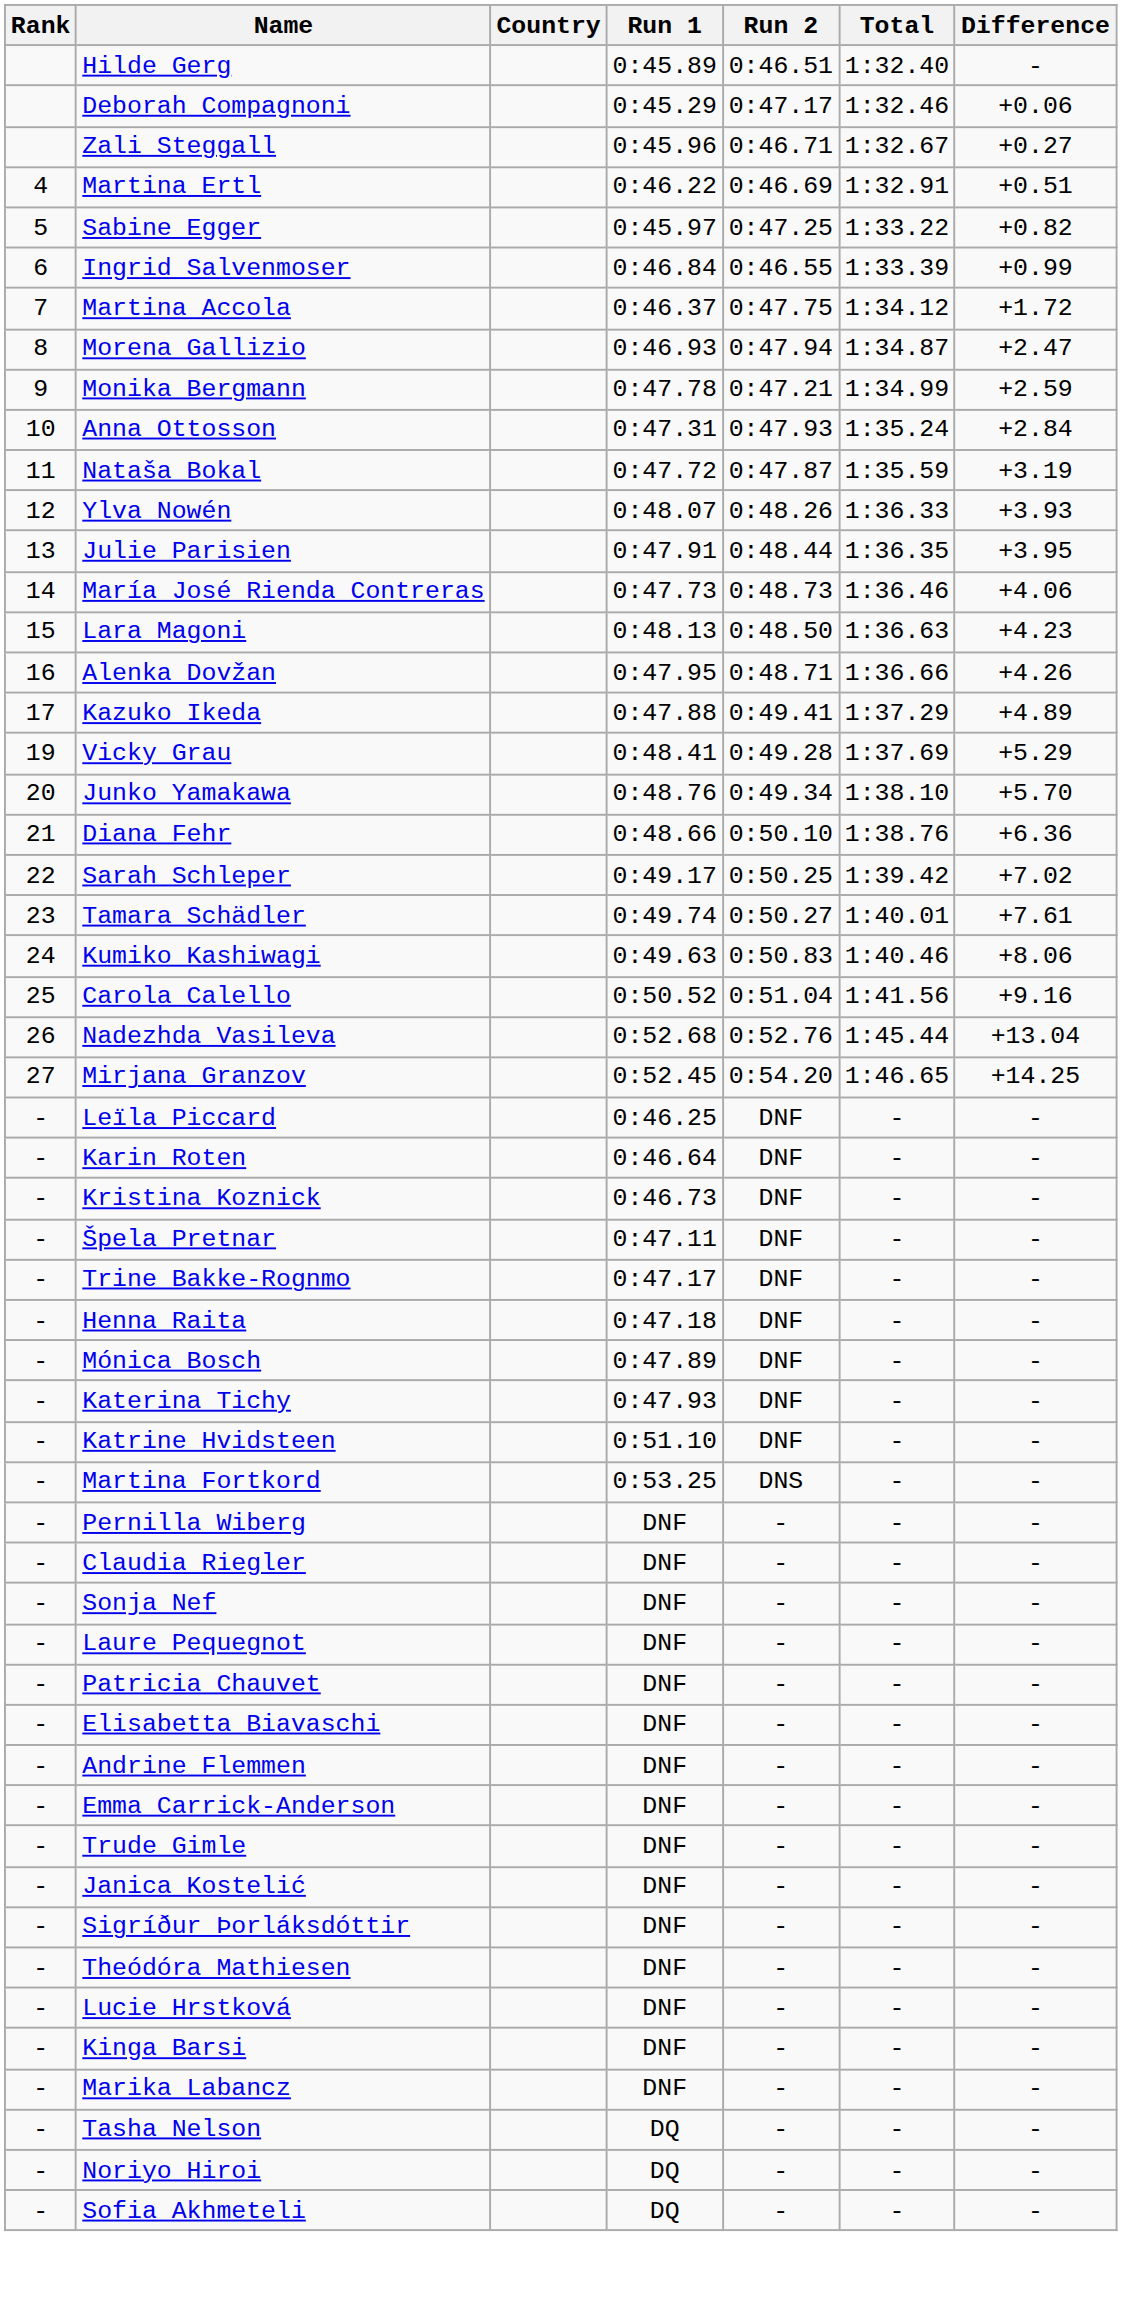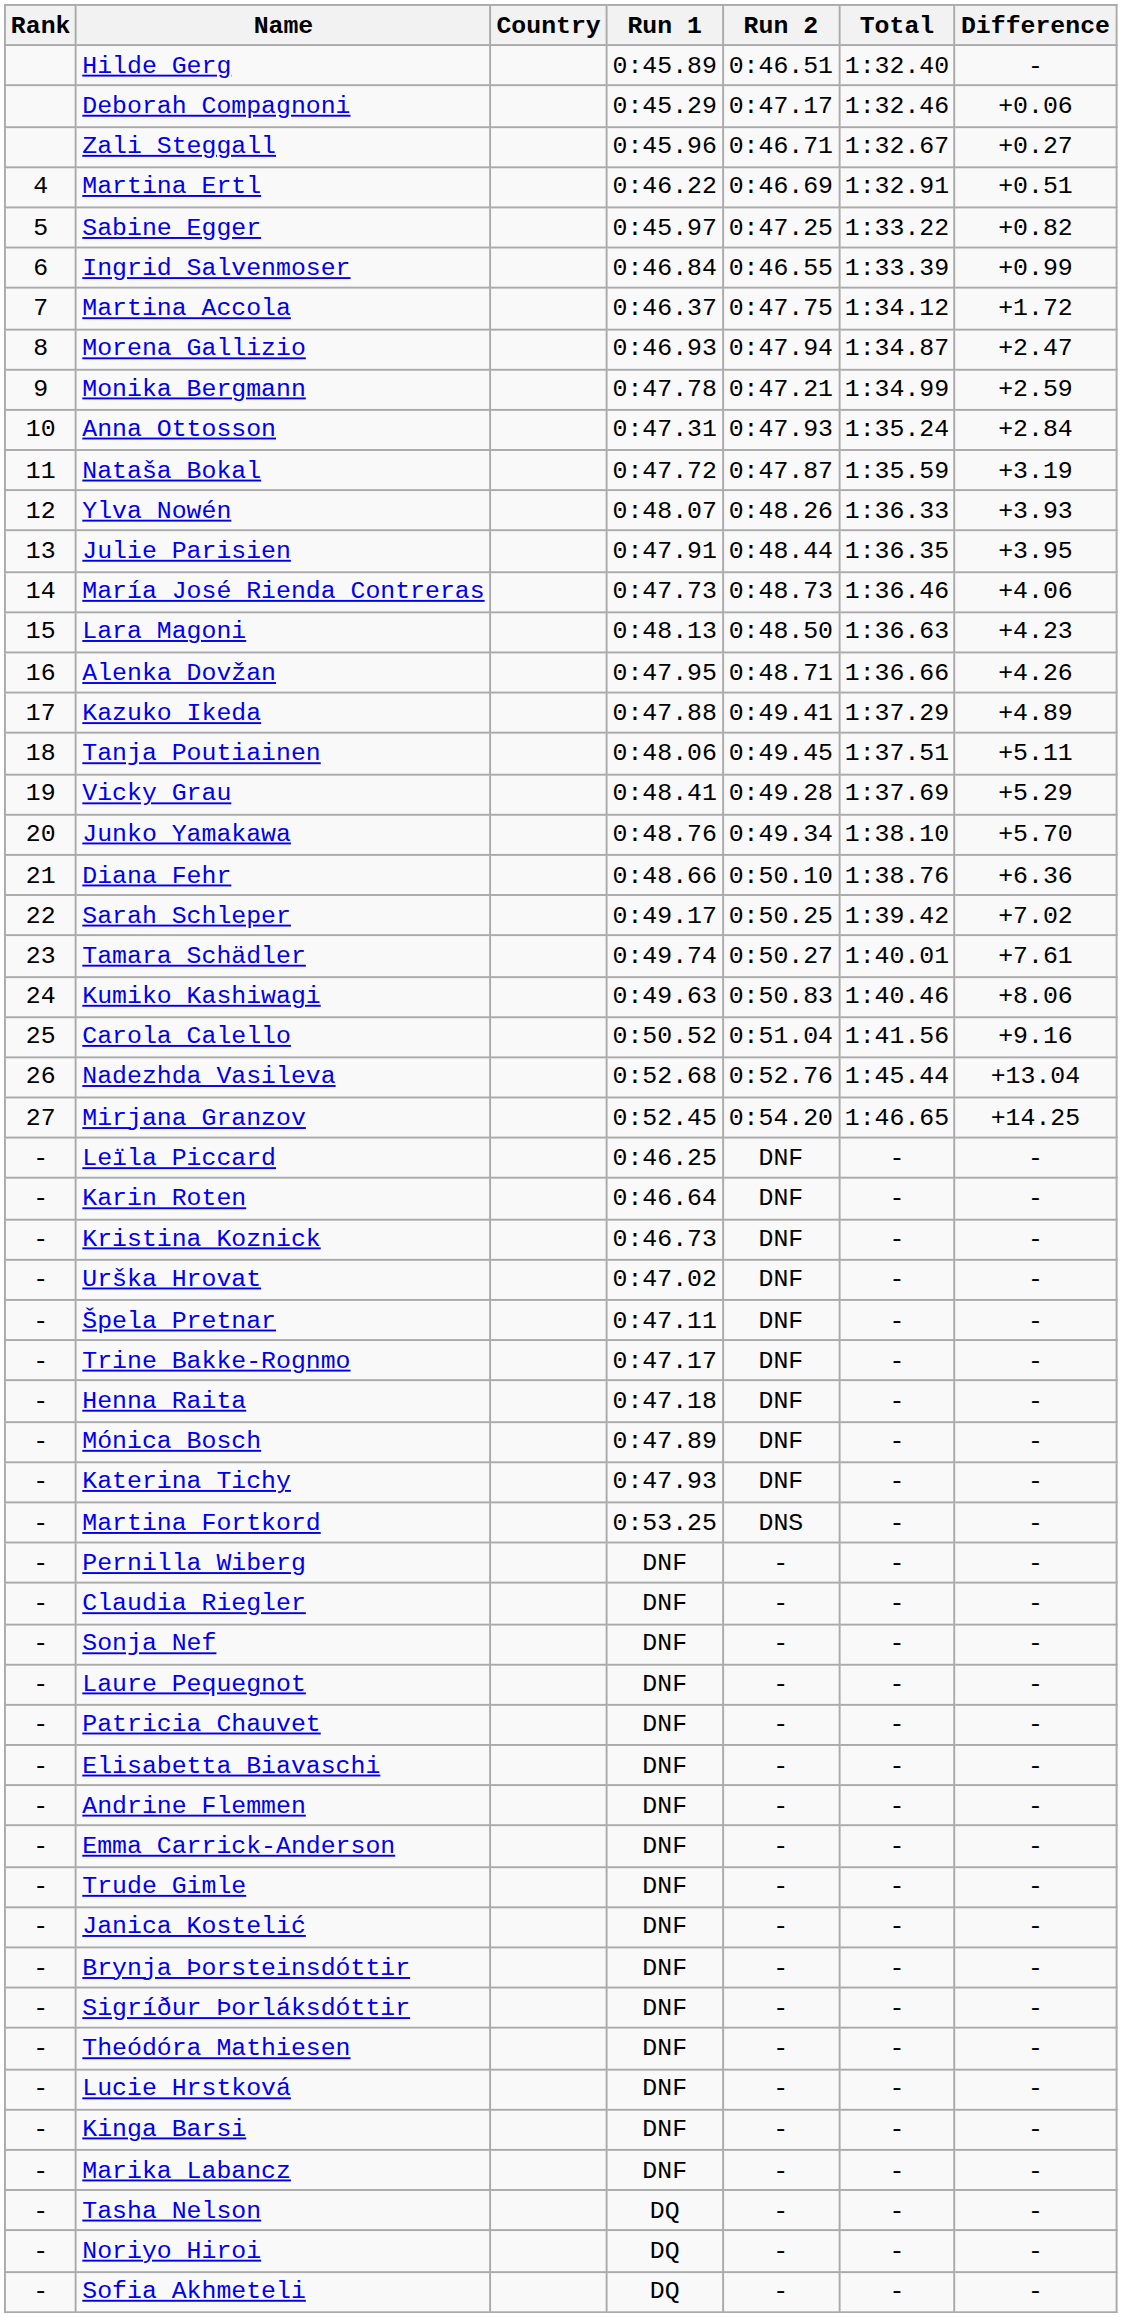+ row: (202, 754)
+ row: (172, 1280)
- row: (209, 1442)
+ row: (246, 1968)
